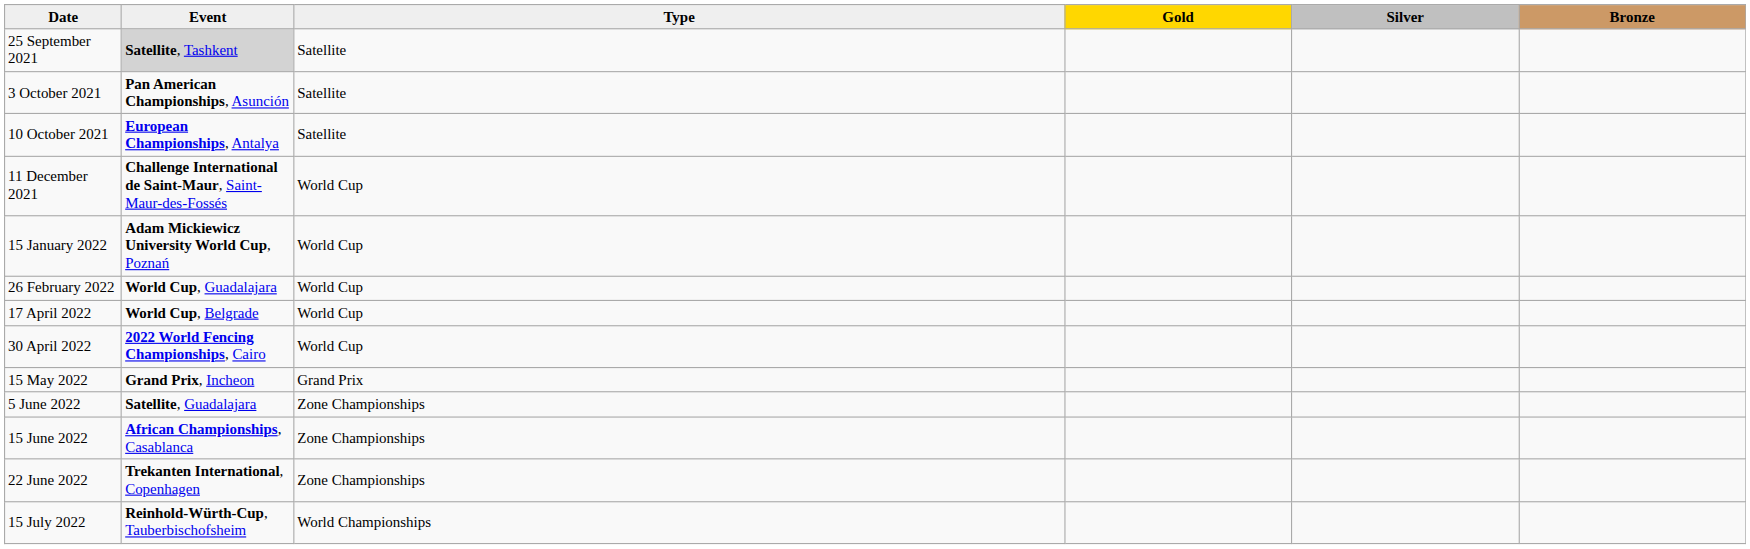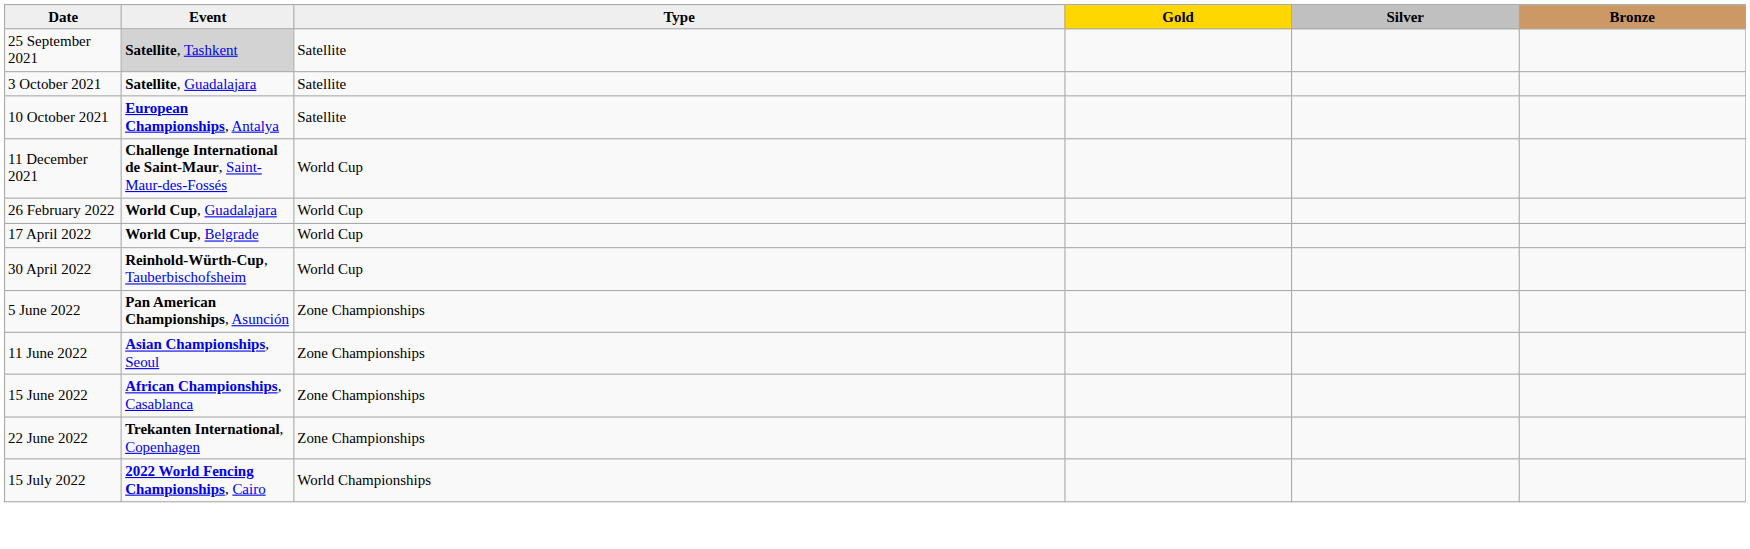(207, 92) Pan American Championships, Asunción -> (191, 83) Satellite, Guadalajara
- row: (58, 245)
(195, 345) 2022 World Fencing Championships, Cairo -> (196, 268) Reinhold-Würth-Cup, Tauberbischofsheim
- row: (48, 379)
(191, 404) Satellite, Guadalajara -> (207, 310) Pan American Championships, Asunción
+ row: (48, 352)
(196, 522) Reinhold-Würth-Cup, Tauberbischofsheim -> (195, 479) 2022 World Fencing Championships, Cairo
